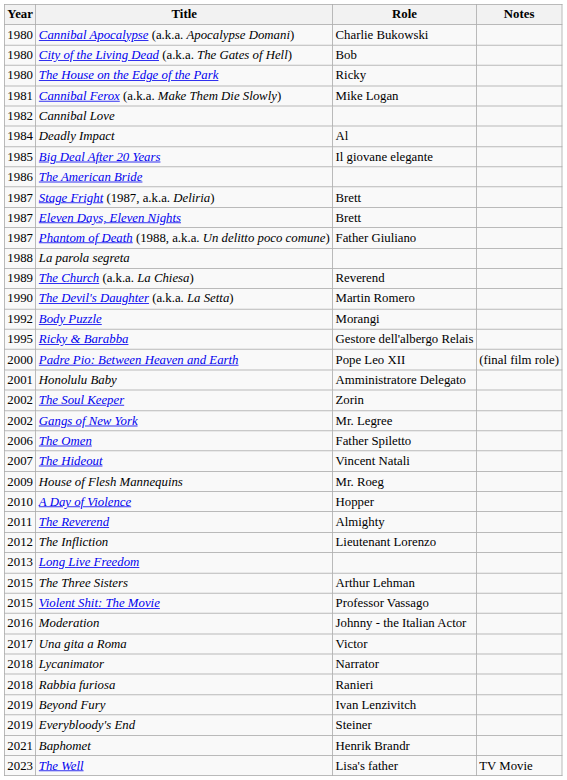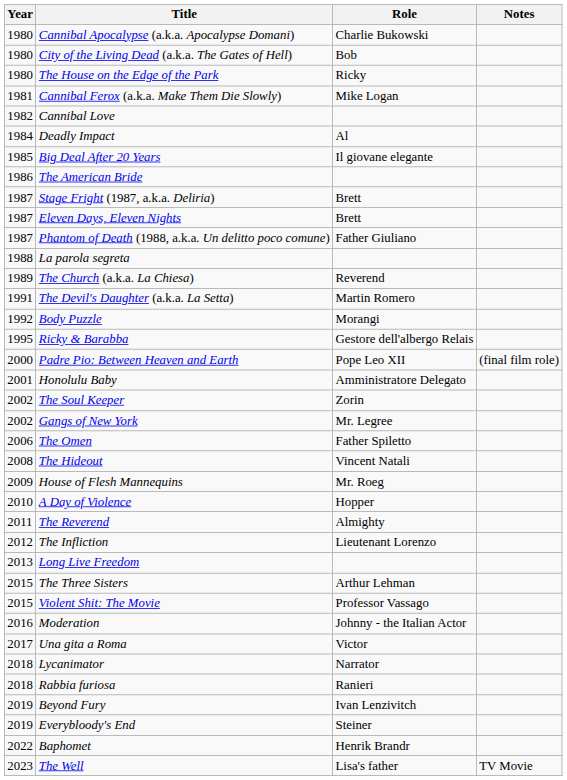(20, 298) 1990 -> (20, 298) 1991
(20, 461) 2007 -> (20, 461) 2008
(20, 745) 2021 -> (20, 745) 2022
